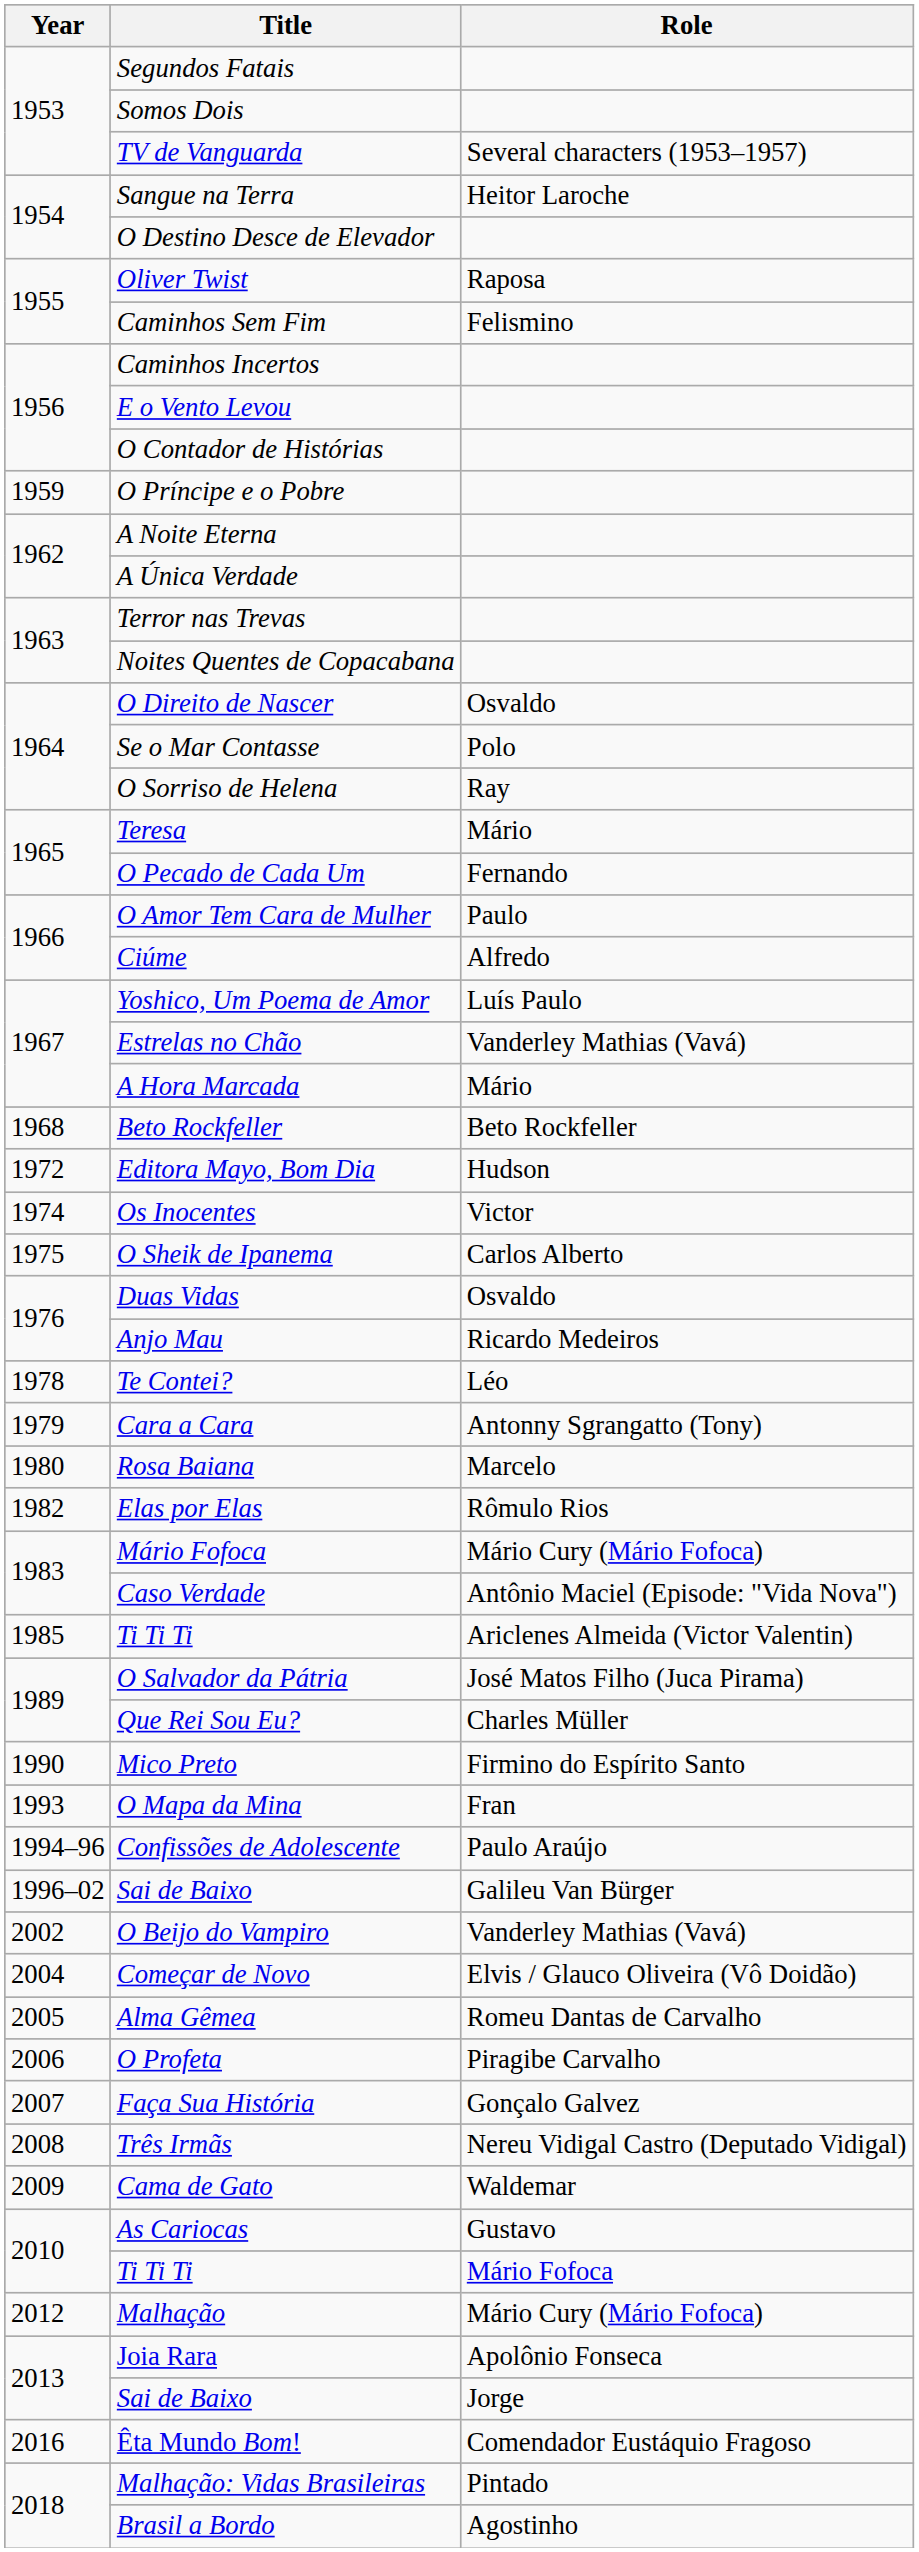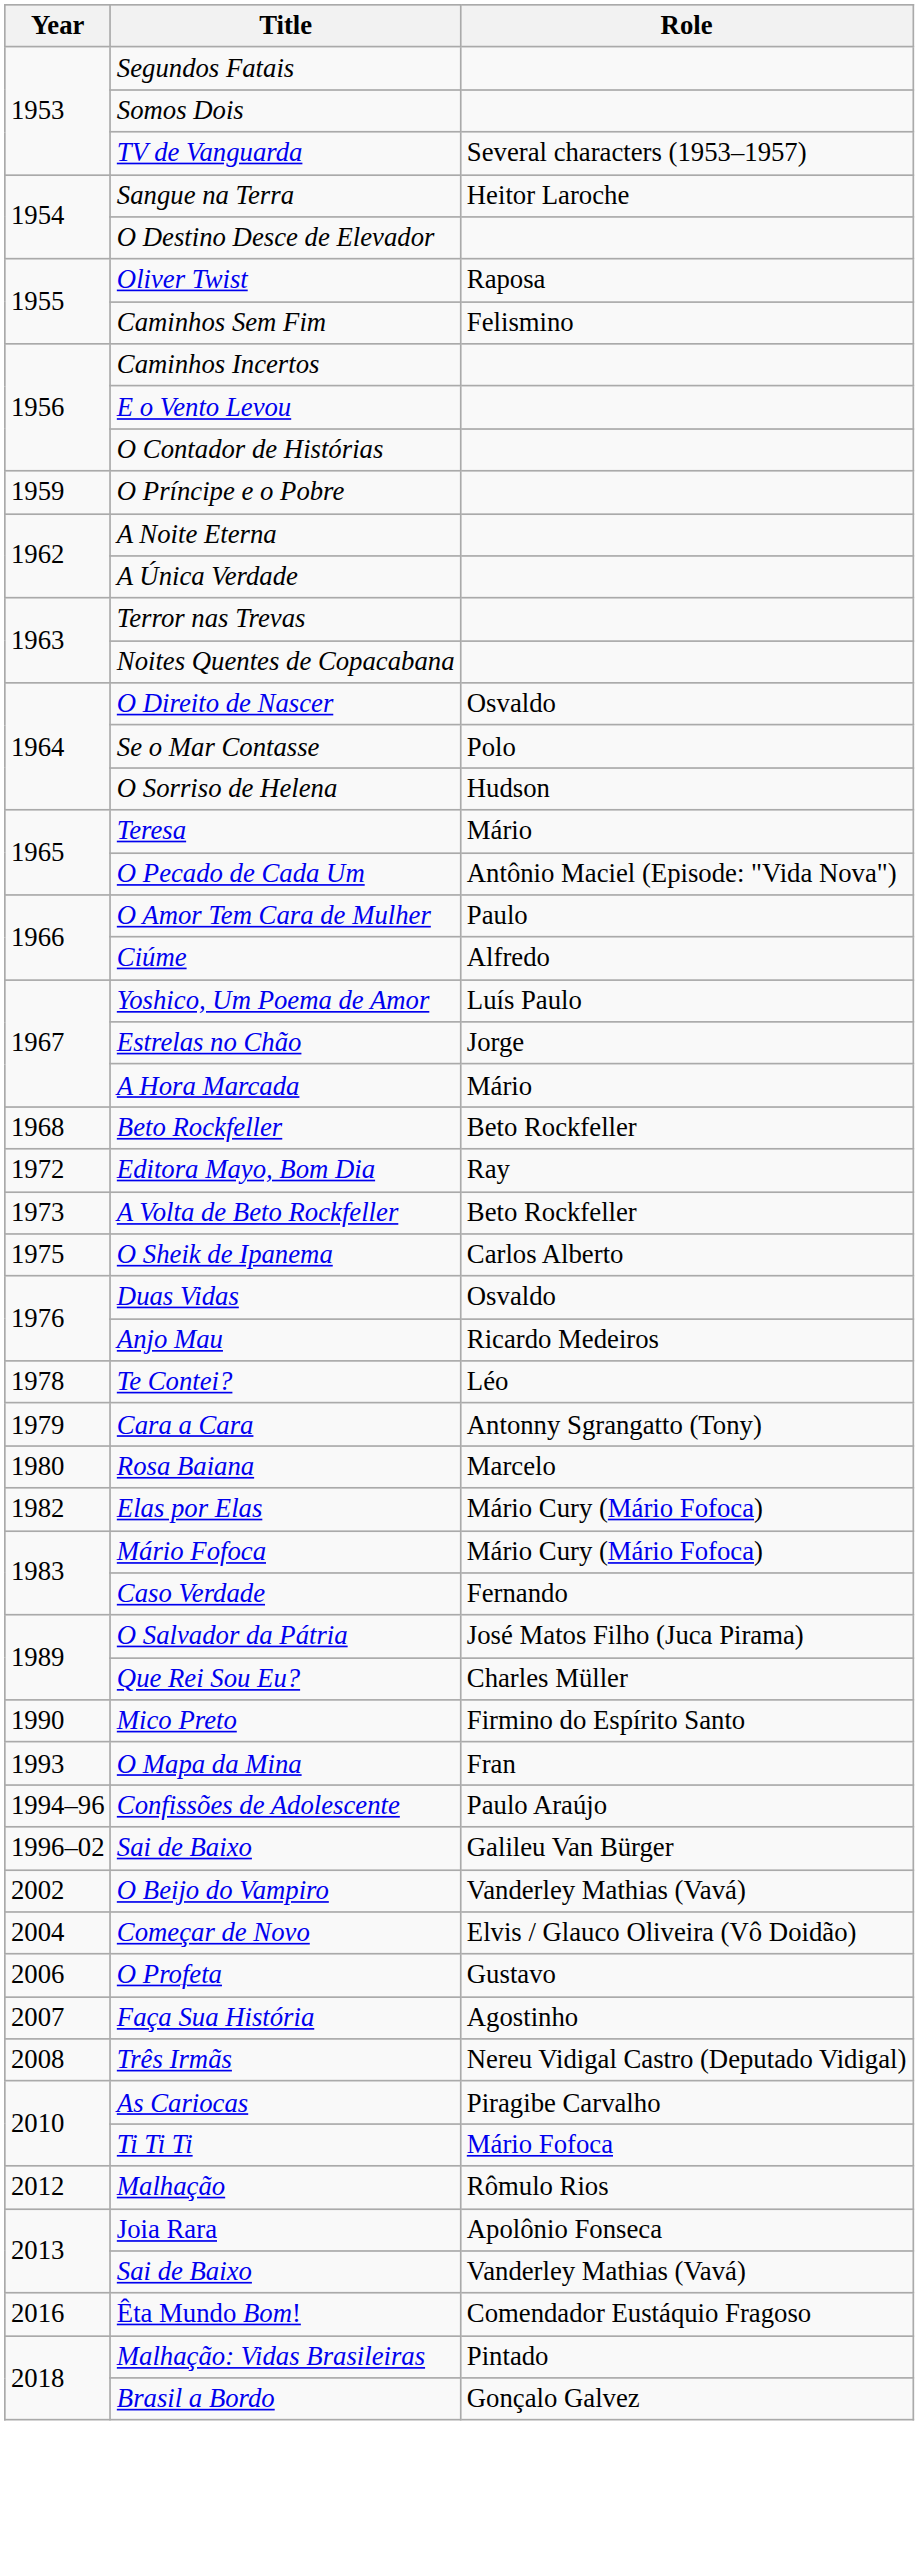(488, 788) Ray -> (508, 788) Hudson
(517, 873) Fernando -> (682, 873) Antônio Maciel (Episode: "Vida Nova")
(606, 1042) Vanderley Mathias (Vavá) -> (496, 1042) Jorge
(508, 1169) Hudson -> (488, 1169) Ray
+ row: (38, 1212)
- row: (38, 1212)
(538, 1508) Rômulo Rios -> (615, 1508) Mário Cury (Mário Fofoca)
(682, 1593) Antônio Maciel (Episode: "Vida Nova") -> (517, 1593) Fernando
- row: (38, 1635)
- row: (38, 2017)
(564, 2059) Piragibe Carvalho -> (511, 1974) Gustavo
(553, 2102) Gonçalo Galvez -> (522, 2017) Agostinho
- row: (38, 2186)
(511, 2229) Gustavo -> (564, 2102) Piragibe Carvalho
(615, 2314) Mário Cury (Mário Fofoca) -> (538, 2186) Rômulo Rios
(496, 2398) Jorge -> (606, 2271) Vanderley Mathias (Vavá)
(522, 2525) Agostinho -> (553, 2398) Gonçalo Galvez
